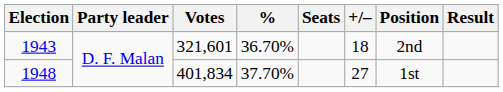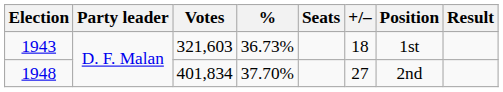(205, 45) 321,601 -> (205, 45) 321,603
(267, 45) 36.70% -> (267, 45) 36.73%
(409, 45) 2nd -> (409, 45) 1st
(409, 73) 1st -> (409, 73) 2nd
